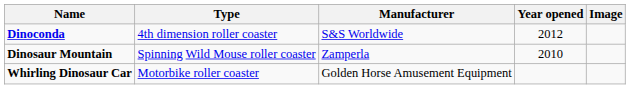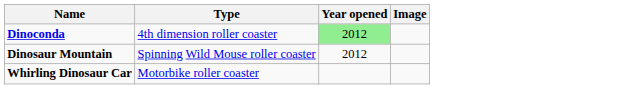- column: (417, 14)
(551, 34) no background -> (354, 34) lightgreen background
(551, 53) 2010 -> (354, 53) 2012
